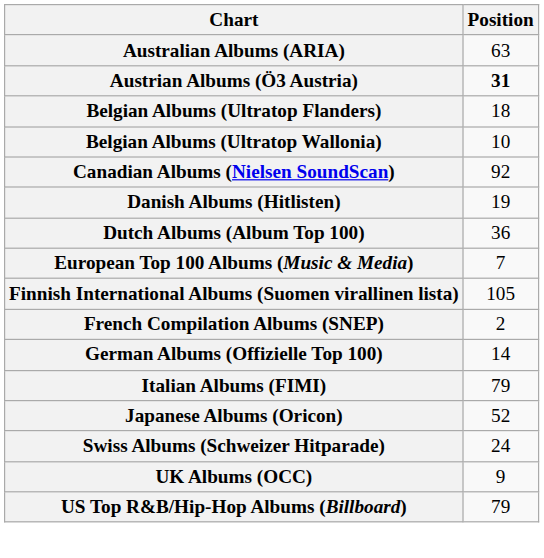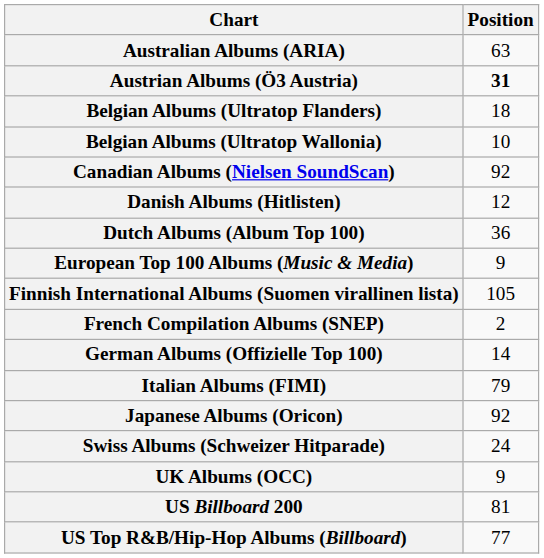(501, 202) 19 -> (501, 202) 12
(501, 263) 7 -> (501, 263) 9
(501, 415) 52 -> (501, 415) 92
+ row: (234, 506)
(501, 506) 79 -> (501, 537) 77
